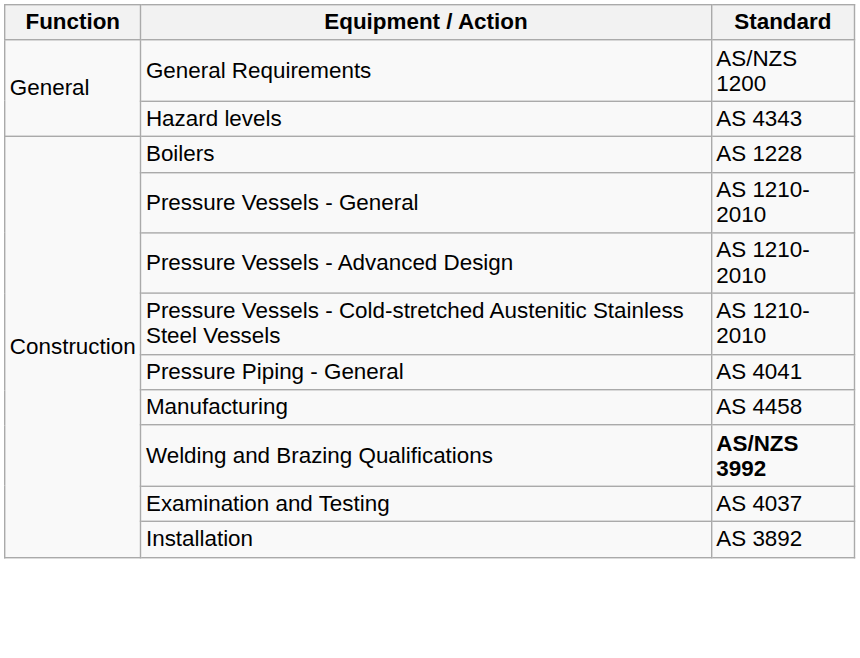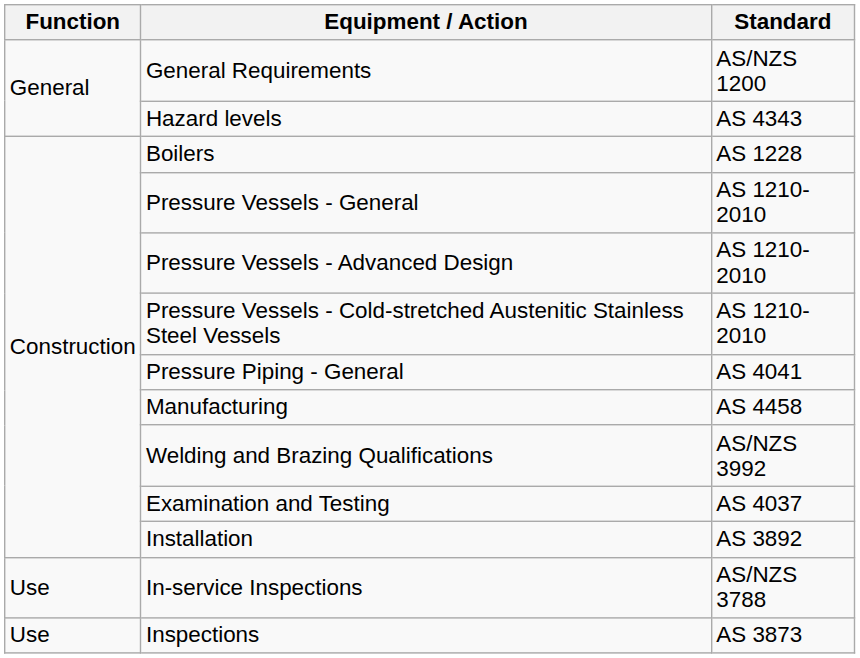(757, 455) bold -> (757, 455) normal
+ row: (254, 587)
+ row: (203, 635)
